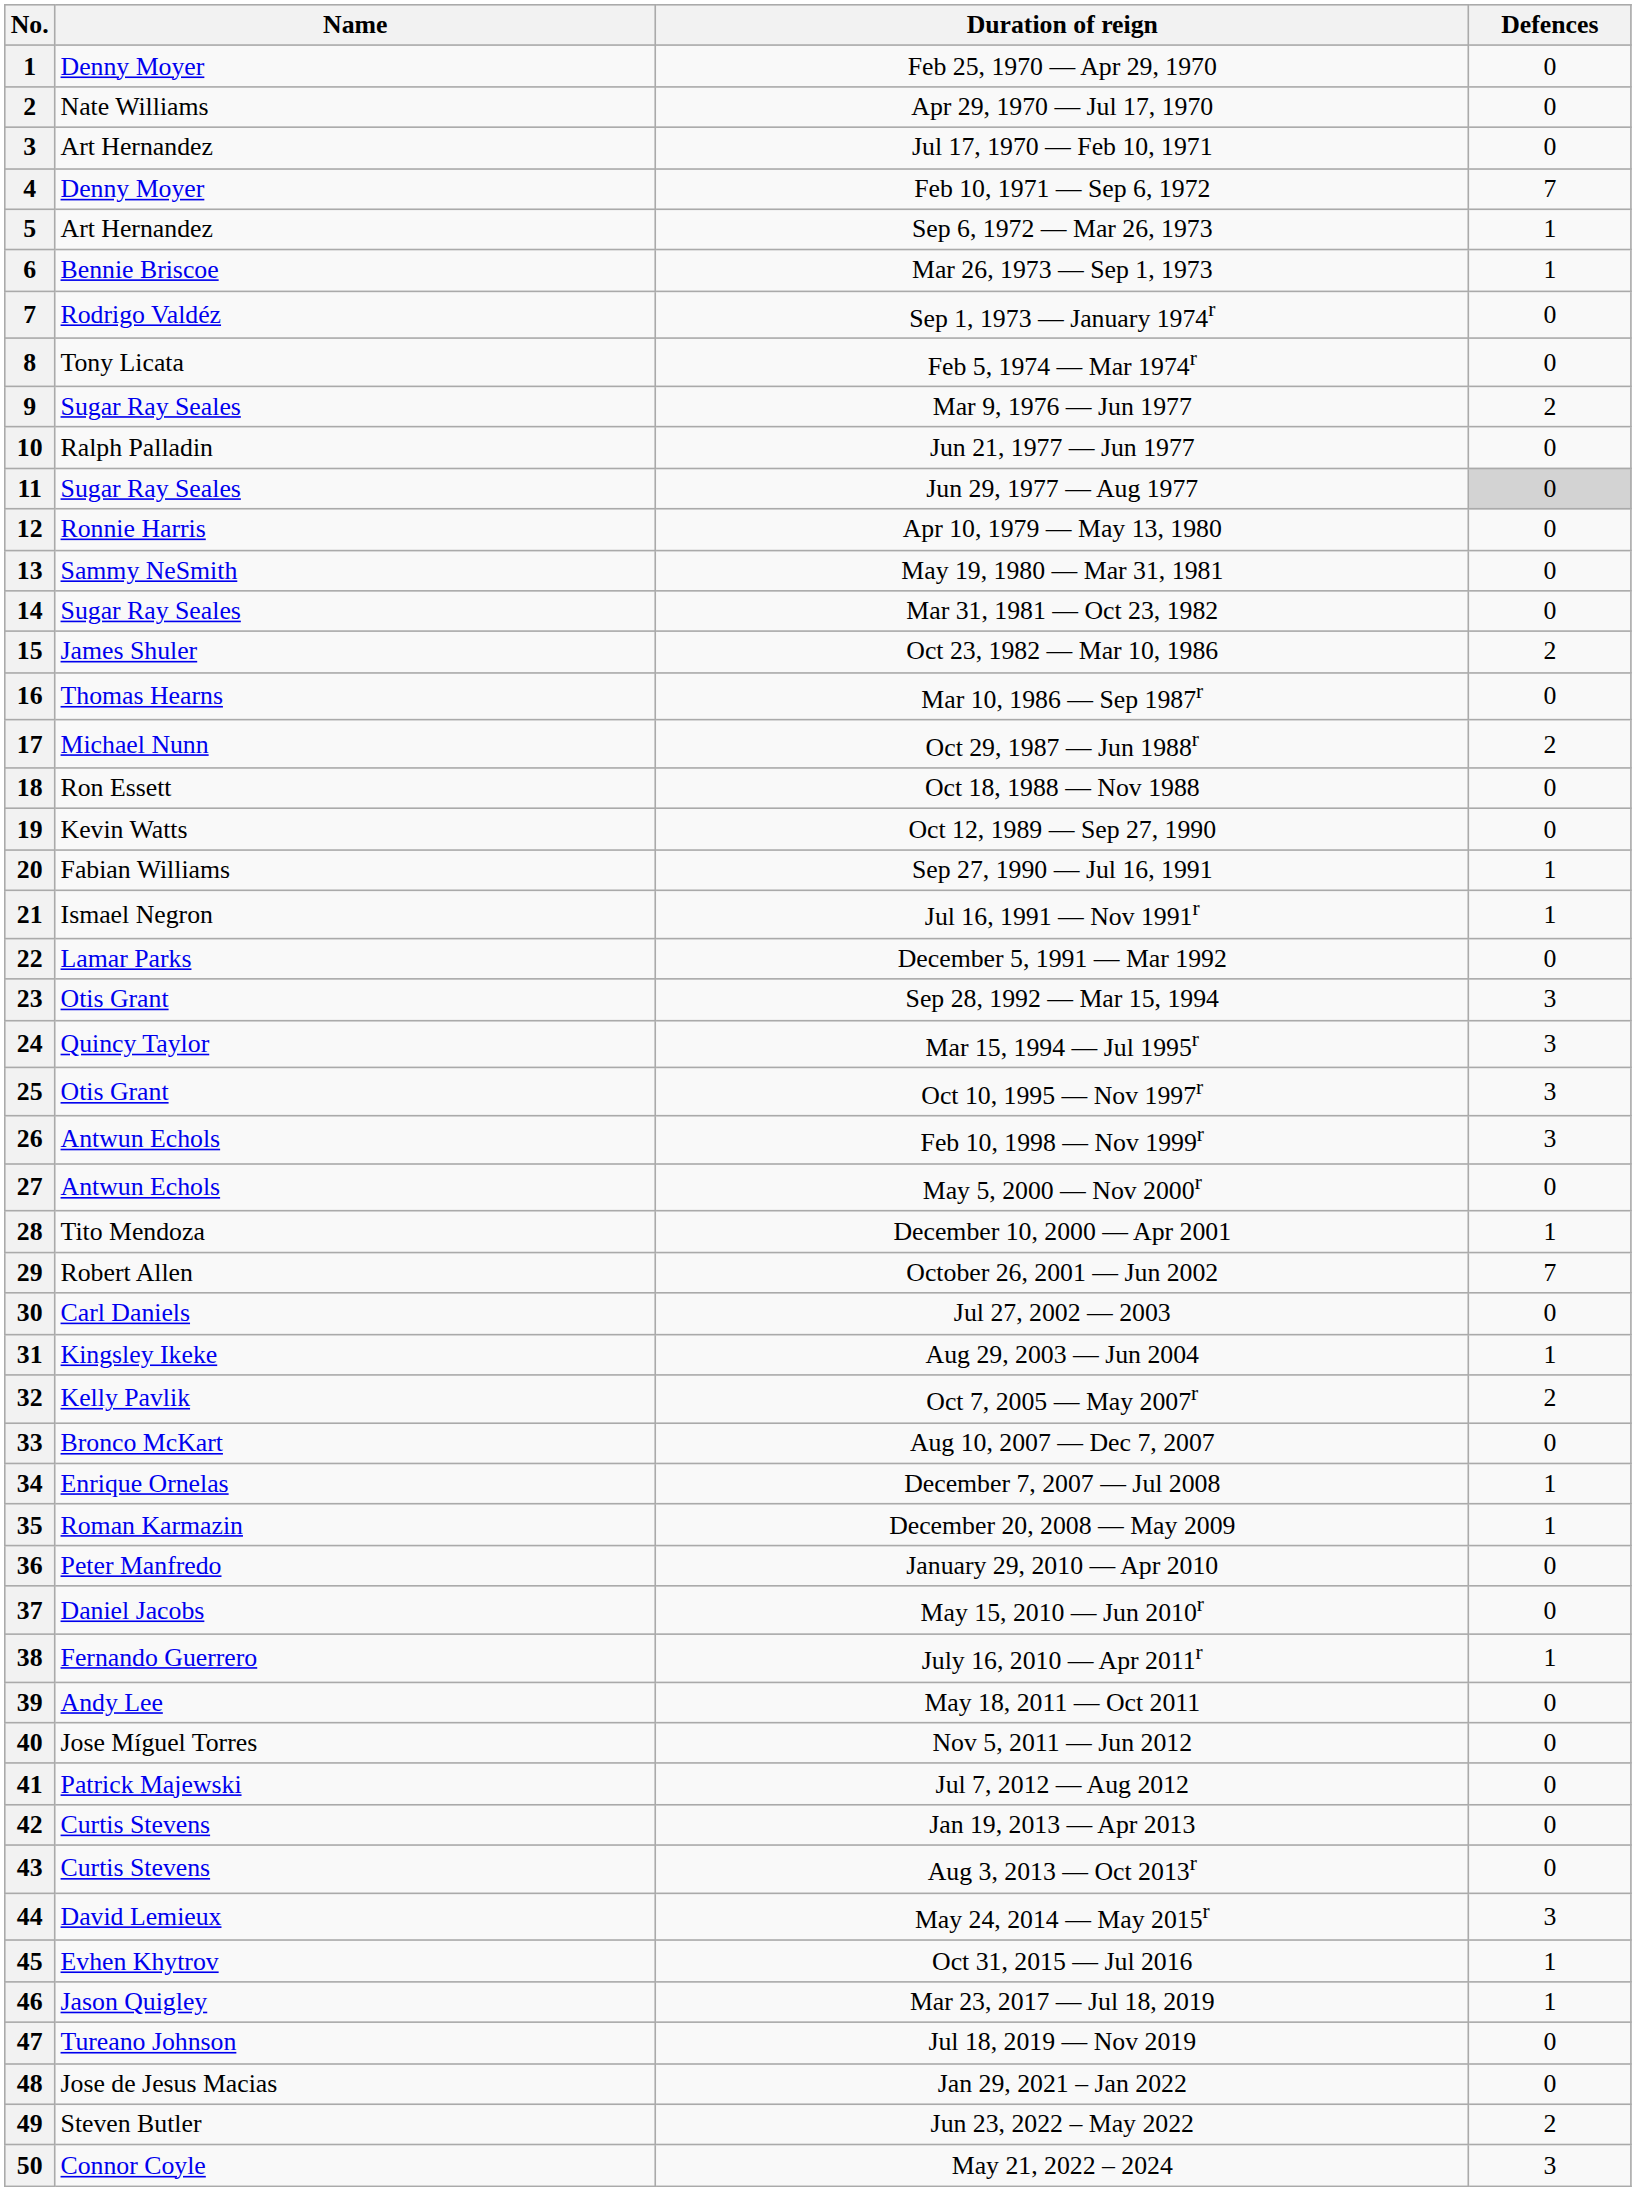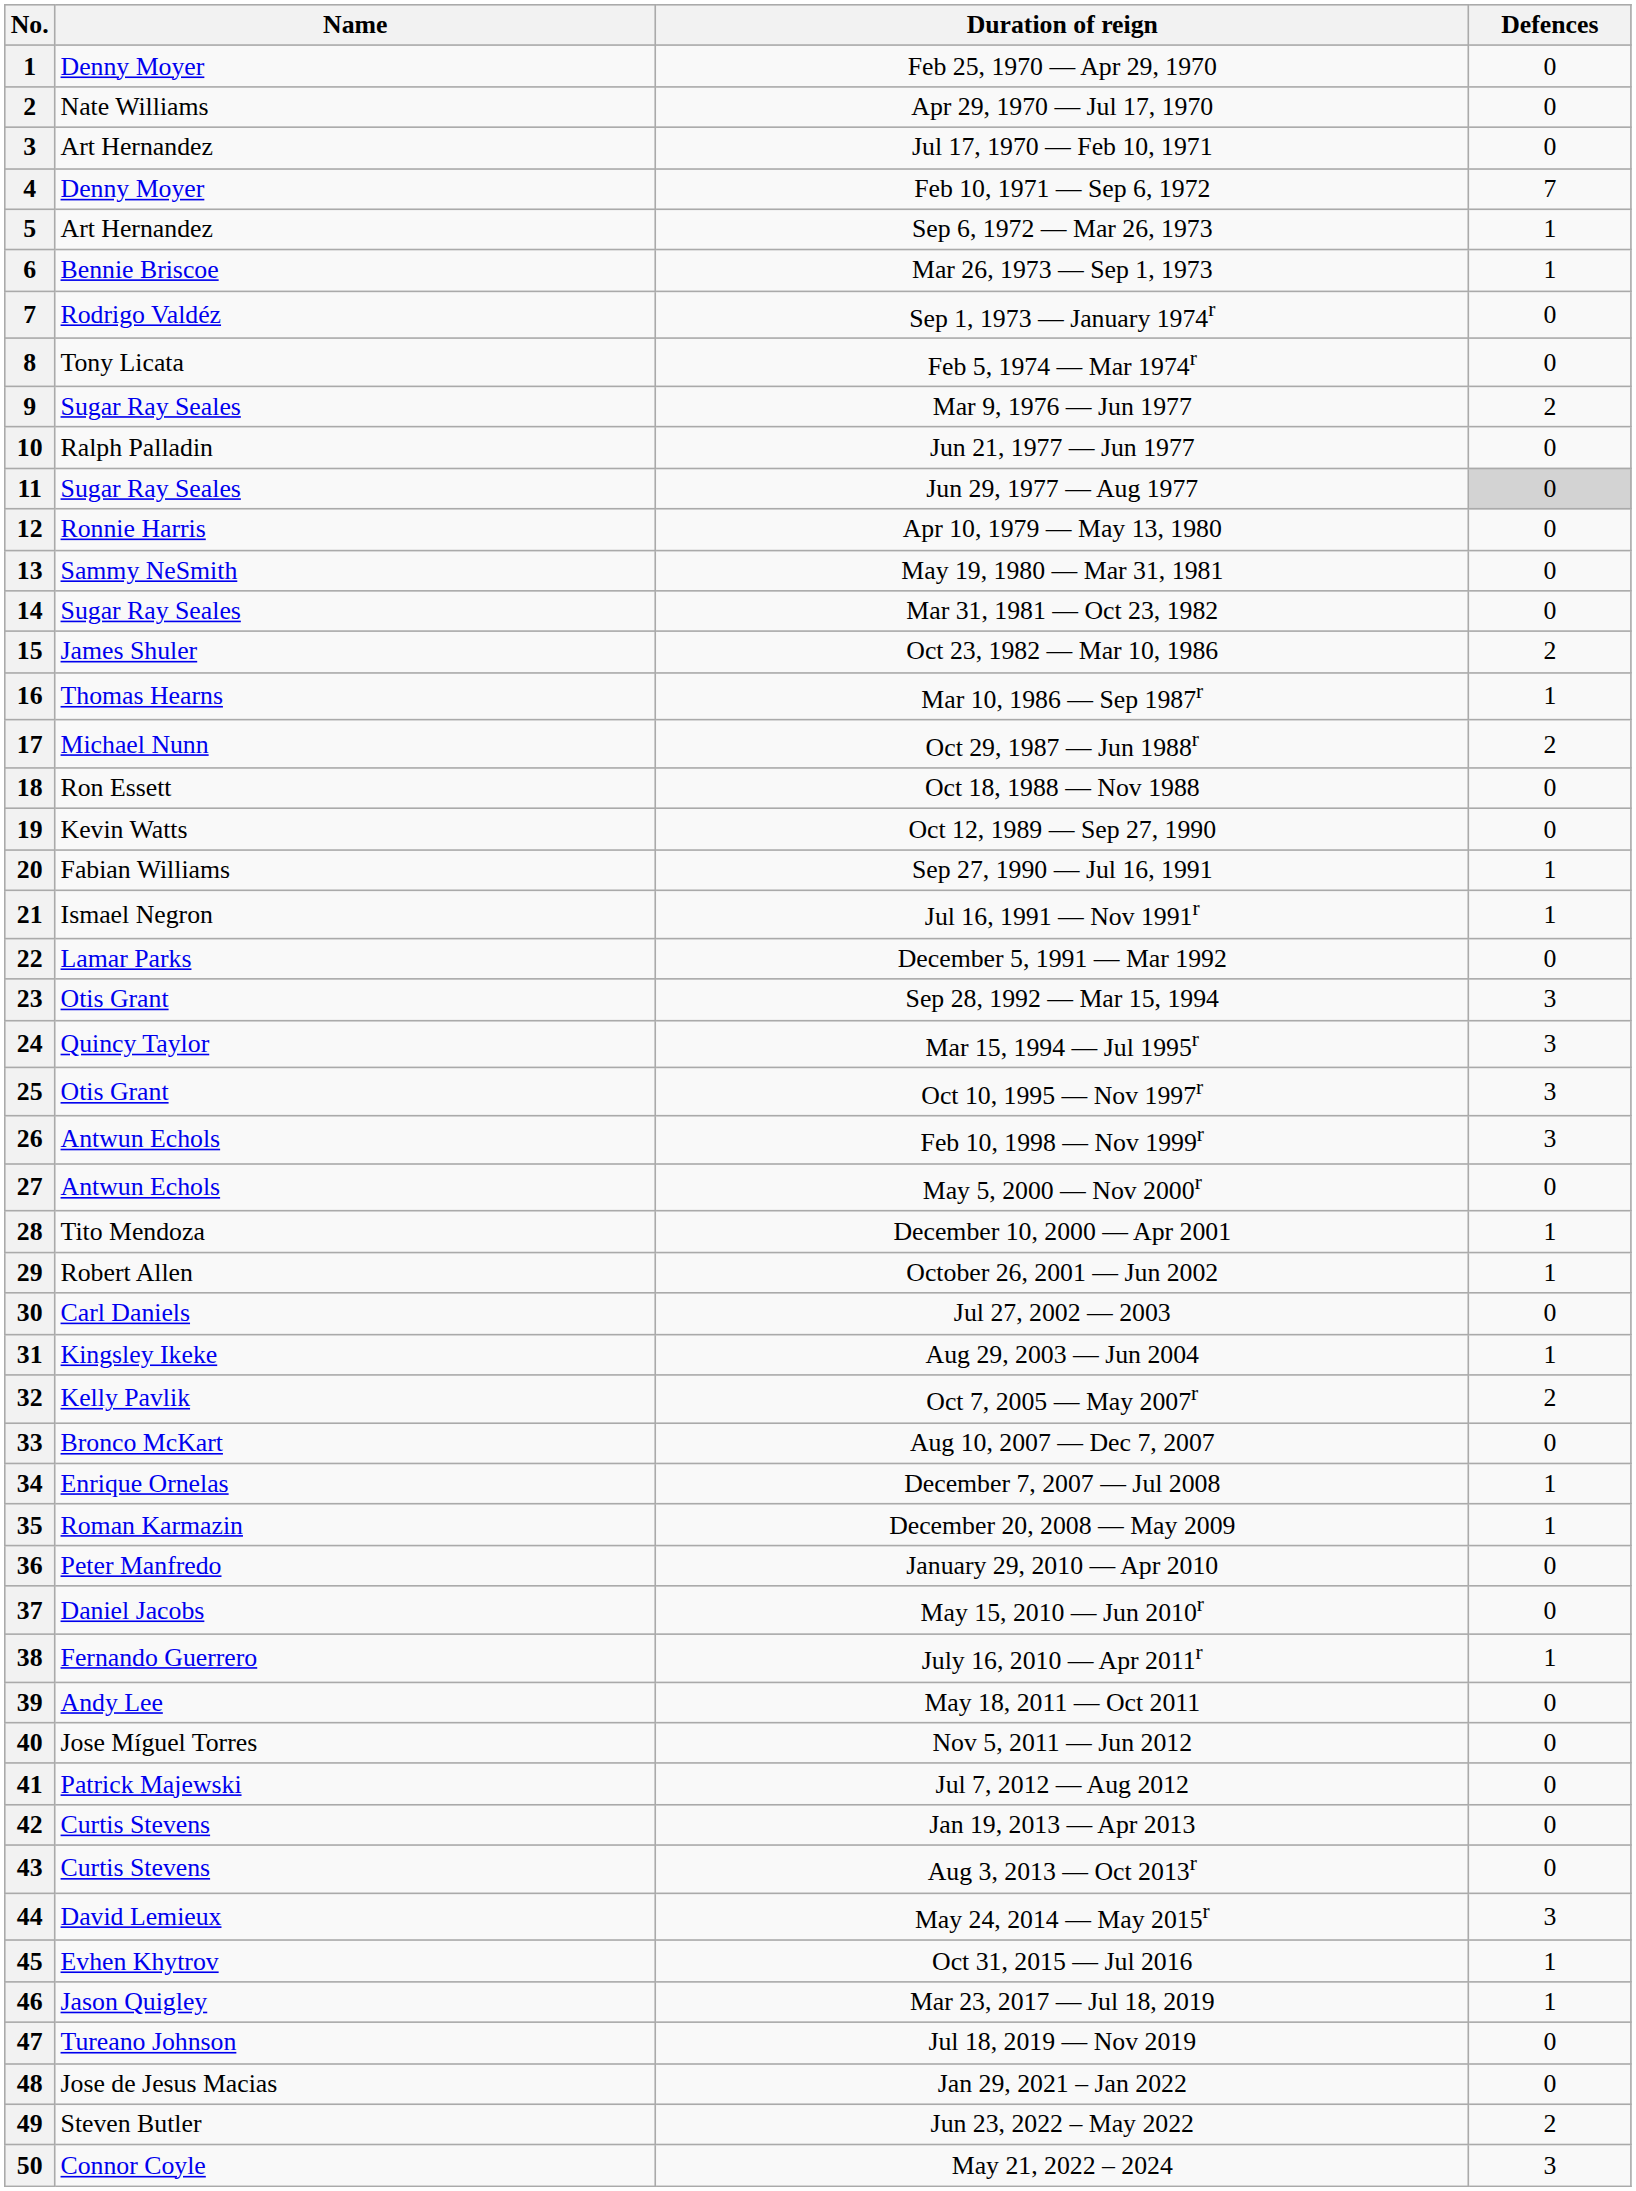(1550, 695) 0 -> (1550, 695) 1
(1550, 1272) 7 -> (1550, 1272) 1
